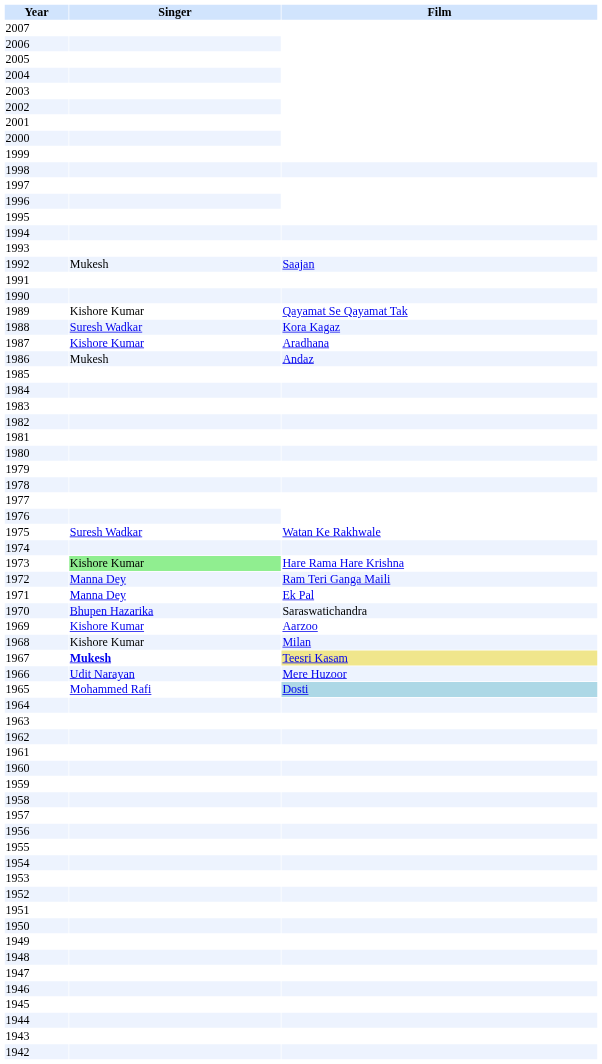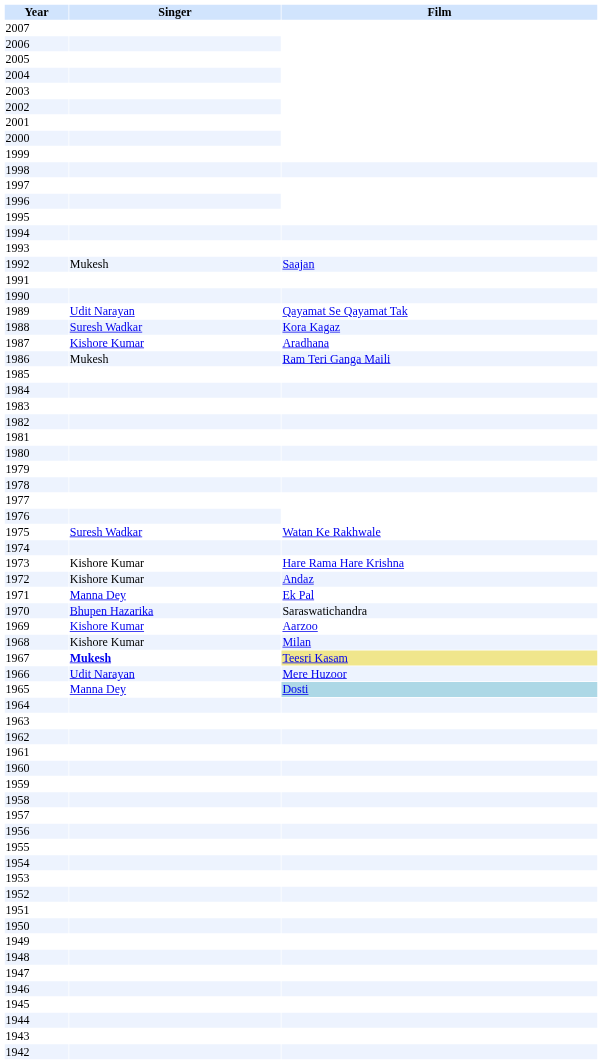(107, 311) Kishore Kumar -> (102, 311) Udit Narayan
(298, 358) Andaz -> (336, 358) Ram Teri Ganga Maili
(107, 563) lightgreen background -> (107, 563) no background
(98, 579) Manna Dey -> (107, 579) Kishore Kumar
(336, 579) Ram Teri Ganga Maili -> (298, 579) Andaz
(111, 689) Mohammed Rafi -> (98, 689) Manna Dey
